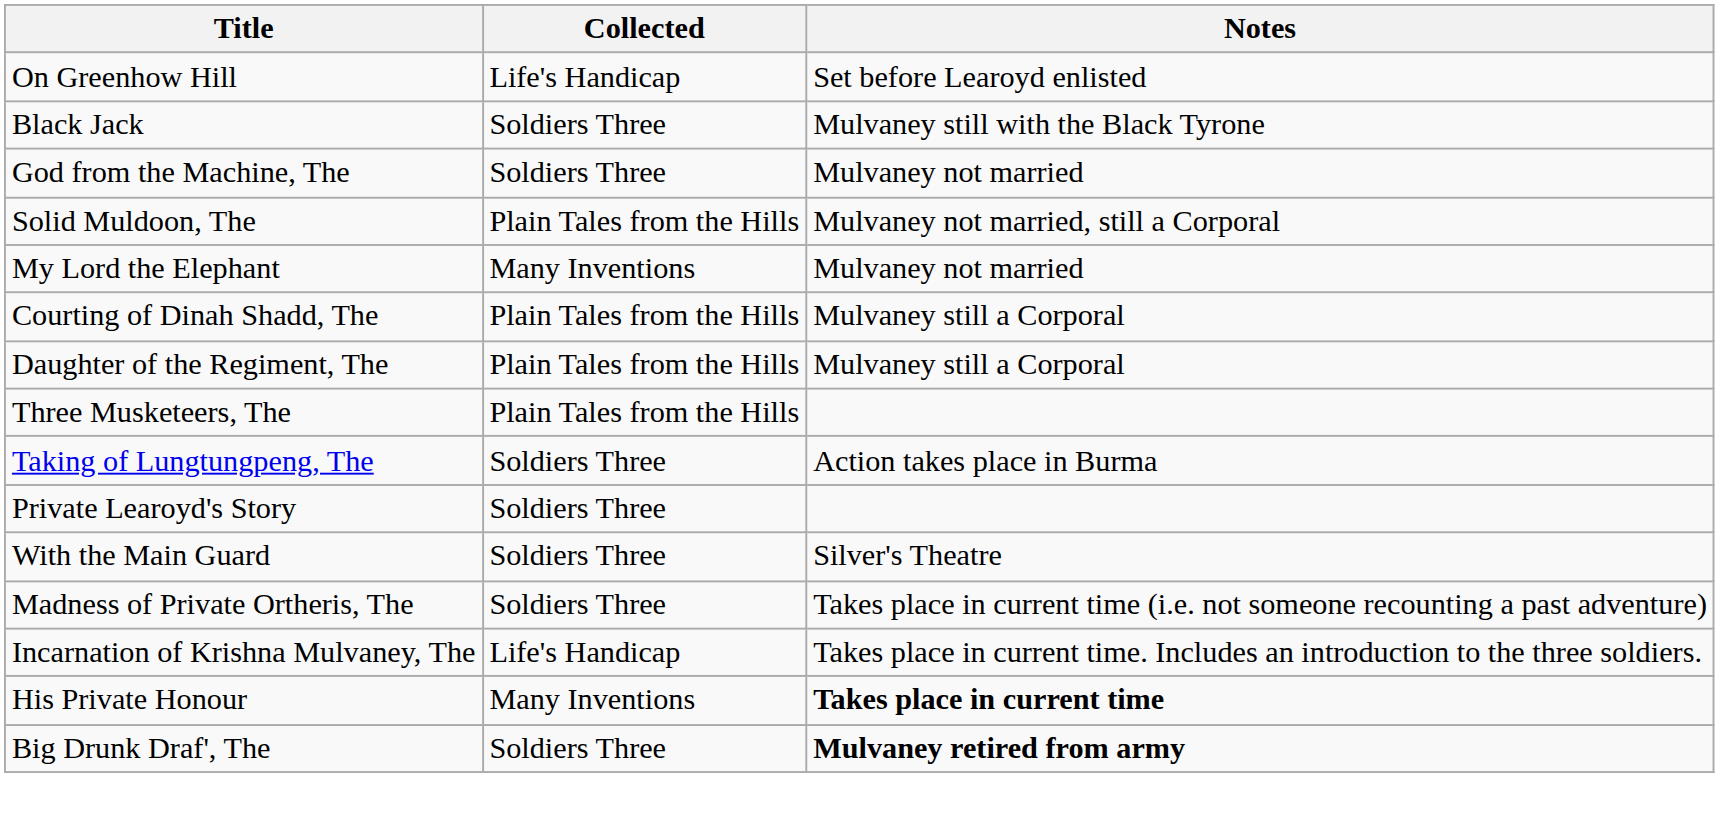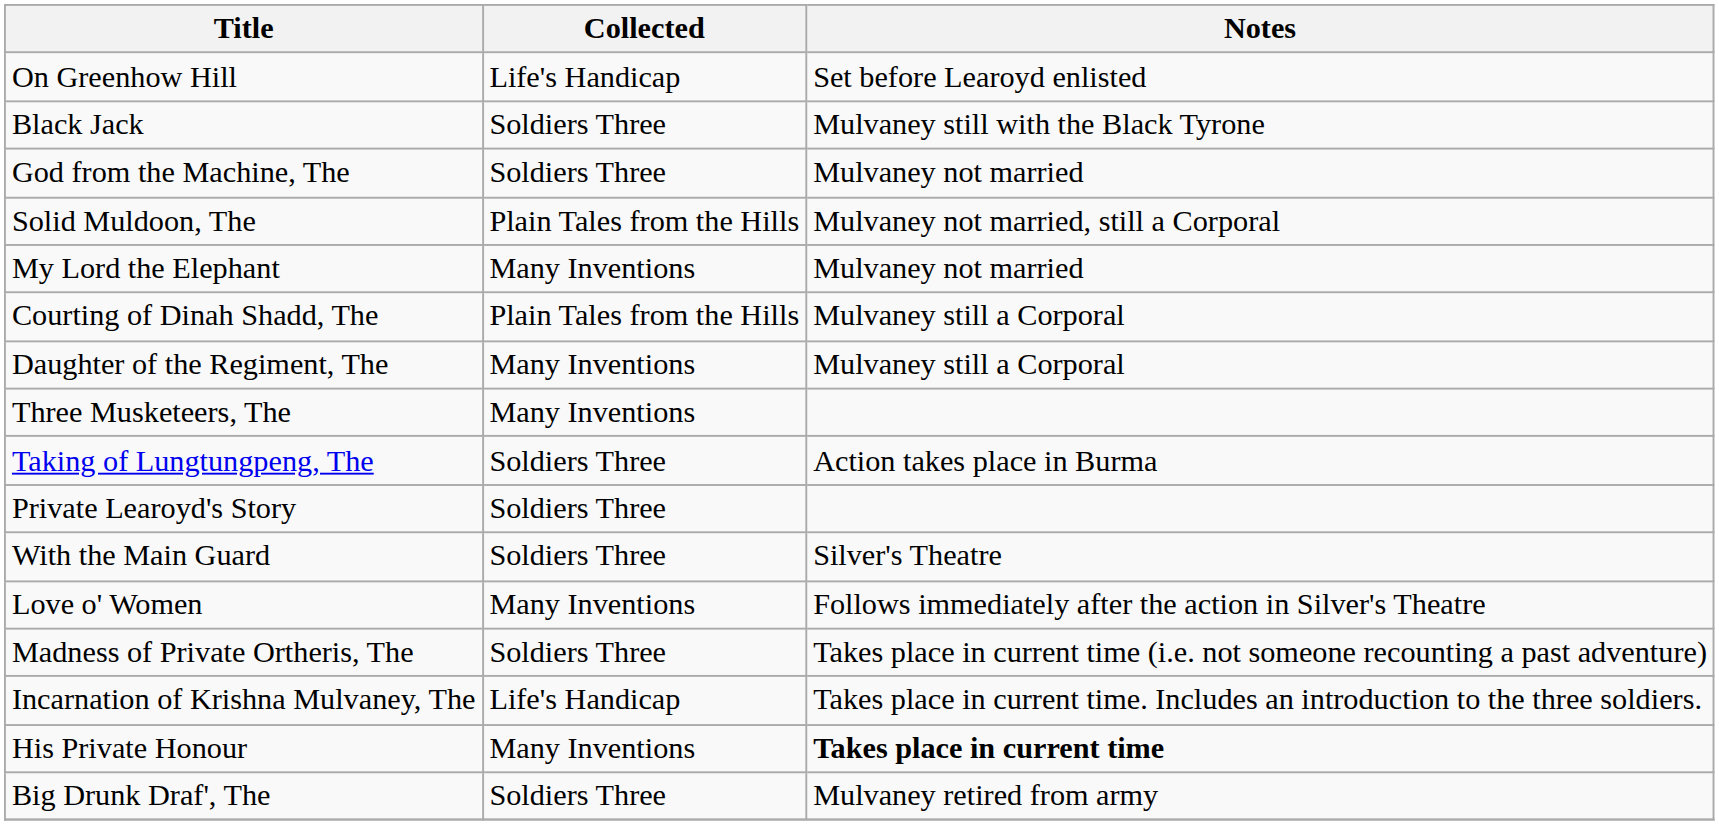(644, 364) Plain Tales from the Hills -> (592, 364) Many Inventions
(644, 412) Plain Tales from the Hills -> (592, 412) Many Inventions
+ row: (107, 603)
(999, 747) bold -> (986, 795) normal
